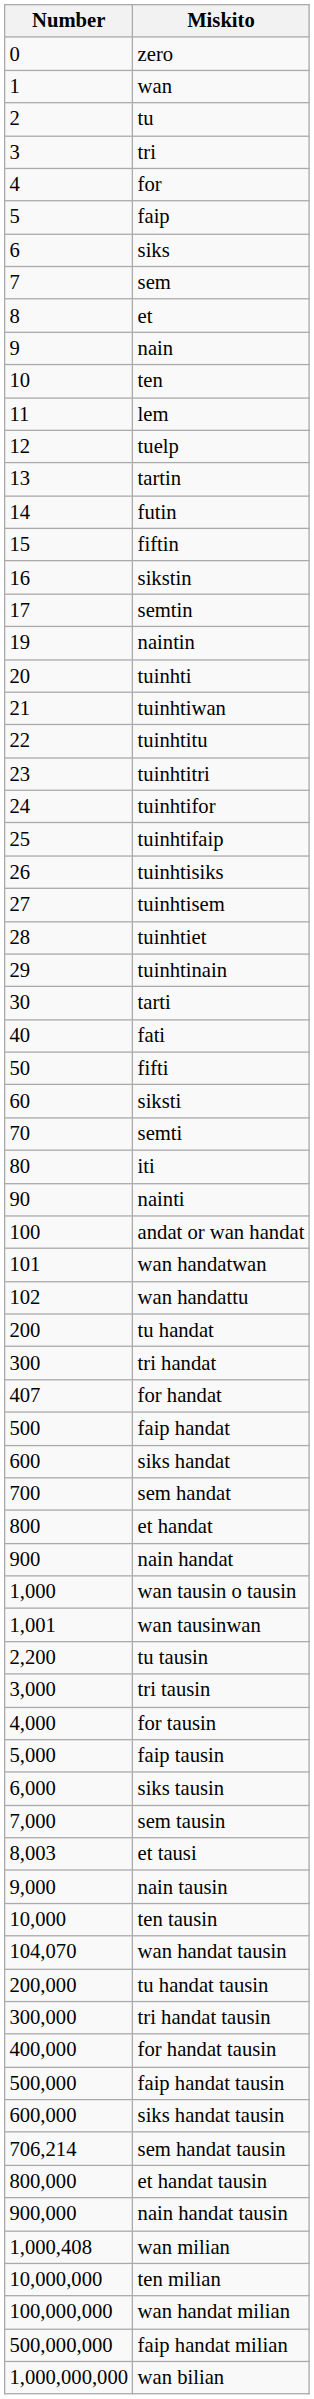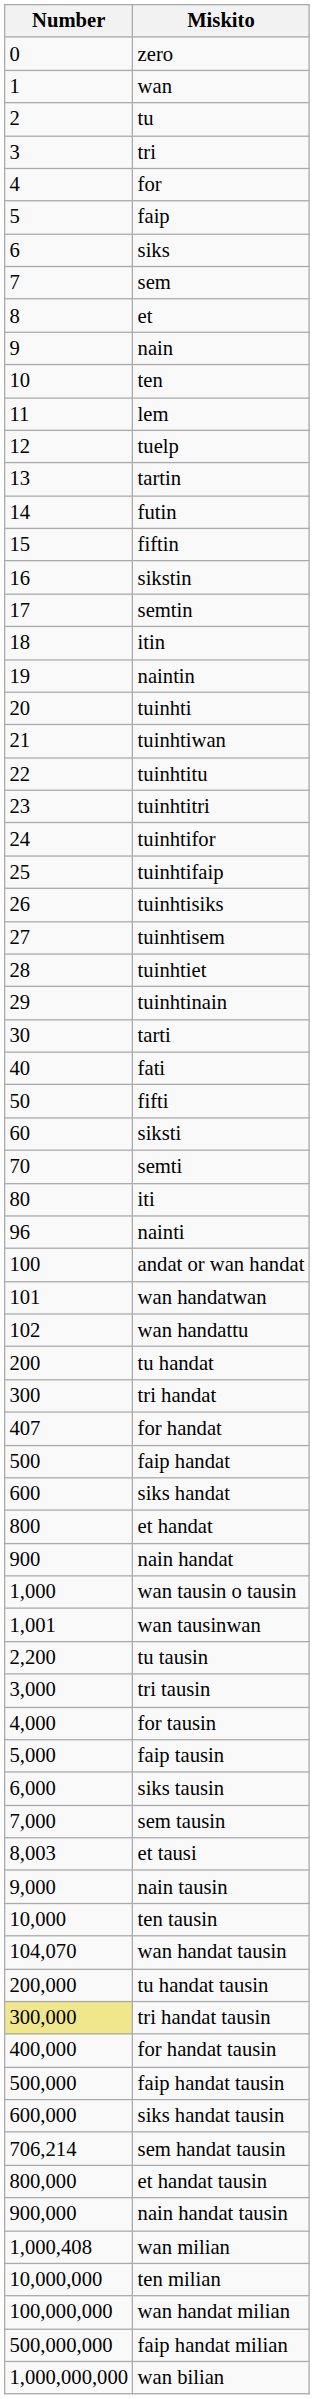+ row: (151, 642)
(20, 1199) 90 -> (20, 1232) 96
- row: (184, 1493)
(43, 2017) no background -> (43, 2017) khaki background
